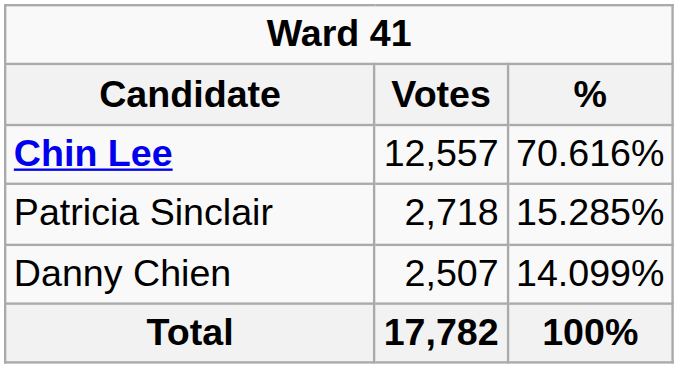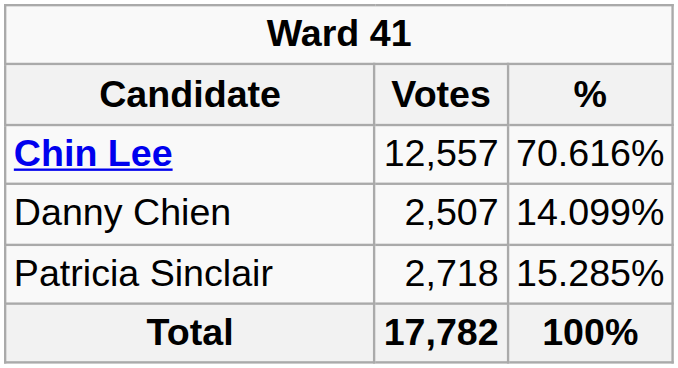rows swapped: (143, 213) <-> (123, 272)
